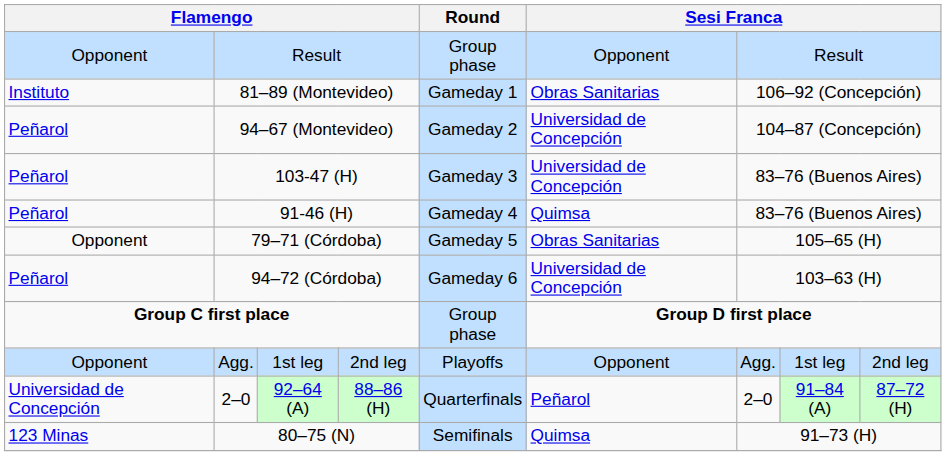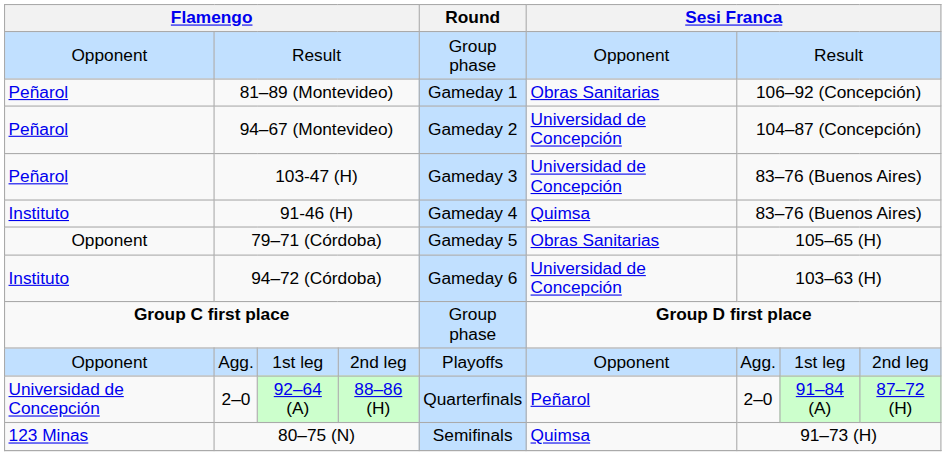(39, 92) Instituto -> (38, 92) Peñarol
(38, 213) Peñarol -> (39, 213) Instituto
(38, 278) Peñarol -> (39, 278) Instituto
